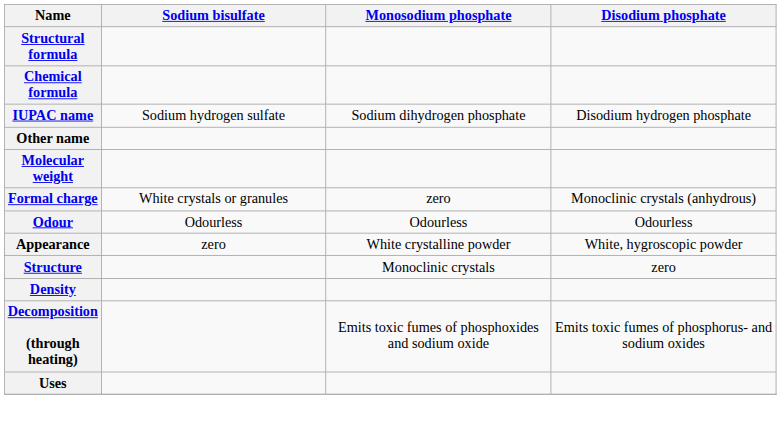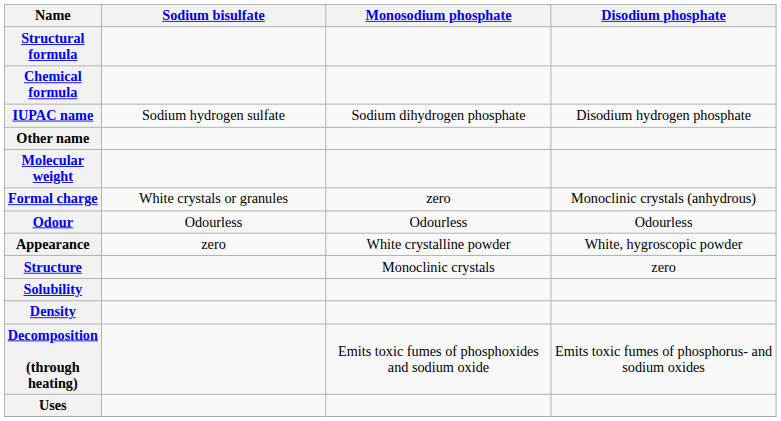+ row: (53, 289)
